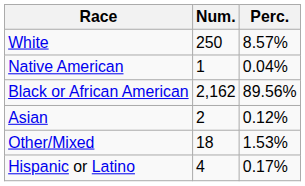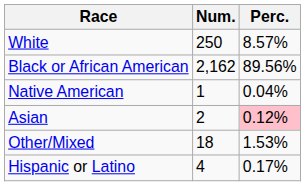rows swapped: (98, 92) <-> (66, 67)
(265, 117) no background -> (265, 117) pink background
